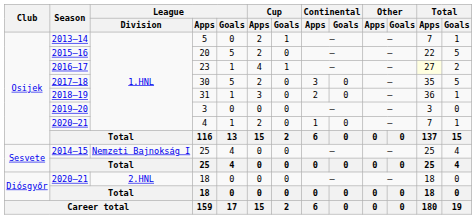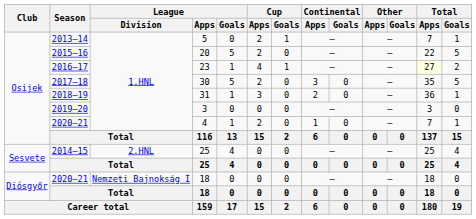(141, 151) Nemzeti Bajnokság I -> (141, 151) 2.HNL
(141, 179) 2.HNL -> (141, 179) Nemzeti Bajnokság I
